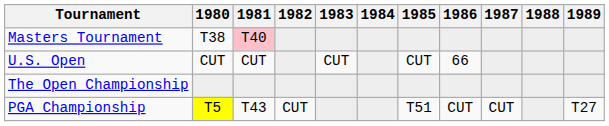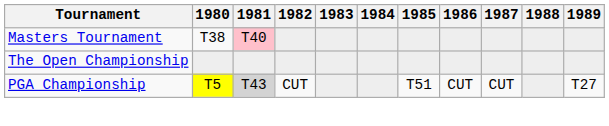- row: (47, 63)
(254, 109) no background -> (254, 86) lightgrey background
